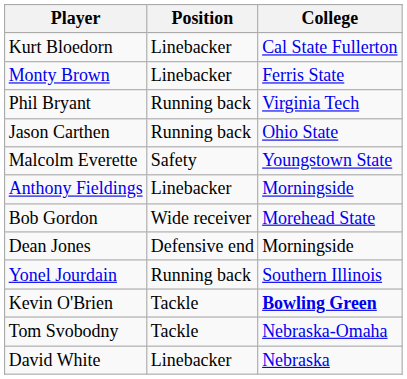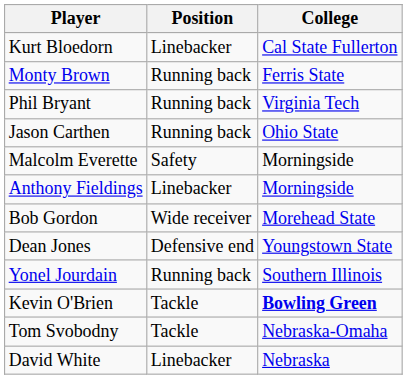(191, 75) Linebacker -> (201, 75) Running back
(327, 160) Youngstown State -> (308, 160) Morningside
(308, 246) Morningside -> (327, 246) Youngstown State
